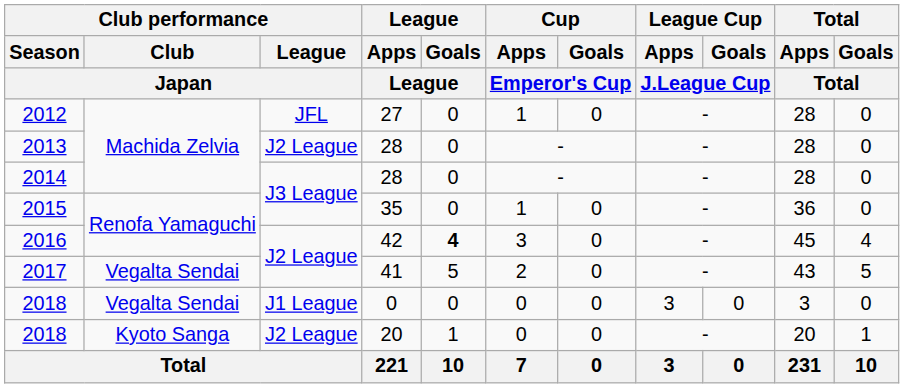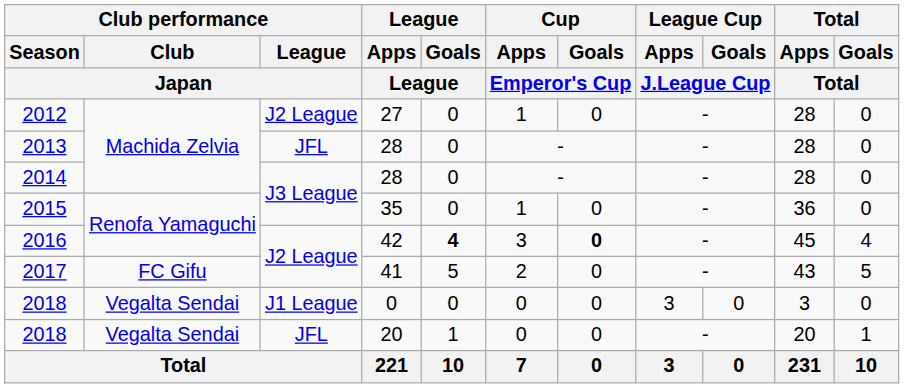(311, 114) JFL -> (311, 114) J2 League
(311, 146) J2 League -> (311, 146) JFL
(596, 240) normal -> (596, 240) bold
(172, 271) Vegalta Sendai -> (172, 271) FC Gifu
(172, 334) Kyoto Sanga -> (172, 334) Vegalta Sendai
(311, 334) J2 League -> (311, 334) JFL
